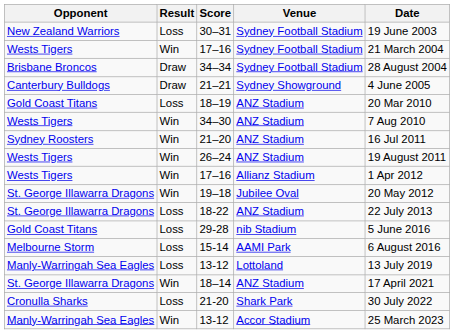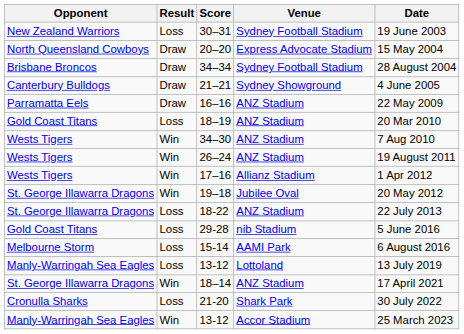- row: (215, 49)
+ row: (215, 49)
+ row: (215, 103)
- row: (215, 139)
